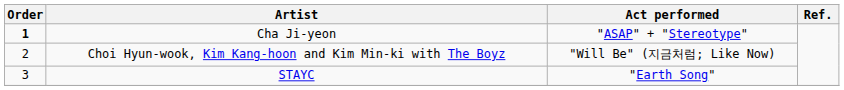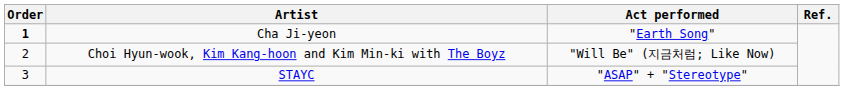(672, 34) "ASAP" + "Stereotype" -> (672, 34) "Earth Song"
(672, 75) "Earth Song" -> (672, 75) "ASAP" + "Stereotype"
